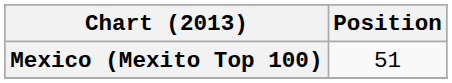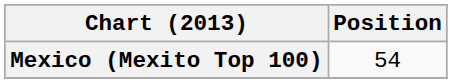(388, 60) 51 -> (388, 60) 54
